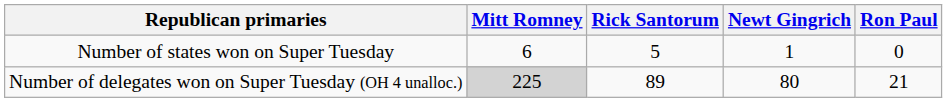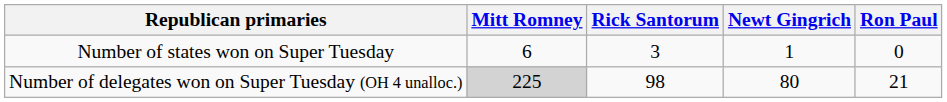(655, 50) 5 -> (655, 50) 3
(655, 81) 89 -> (655, 81) 98
